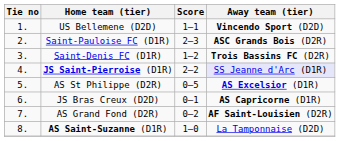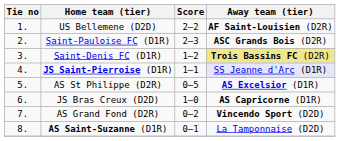(191, 26) 1–1 -> (191, 26) 2–2
(270, 26) Vincendo Sport (D2D) -> (270, 26) AF Saint-Louisien (D2R)
(270, 56) no background -> (270, 56) khaki background
(191, 70) 2–2 -> (191, 70) 1–1
(191, 99) 0–1 -> (191, 99) 1–0
(270, 114) AF Saint-Louisien (D2R) -> (270, 114) Vincendo Sport (D2D)
(191, 129) 1–0 -> (191, 129) 0–1
